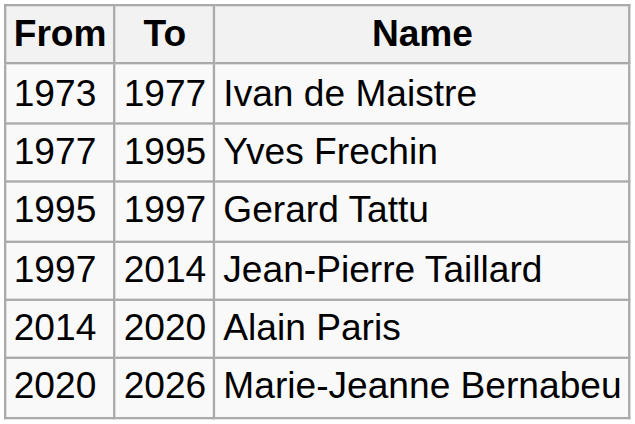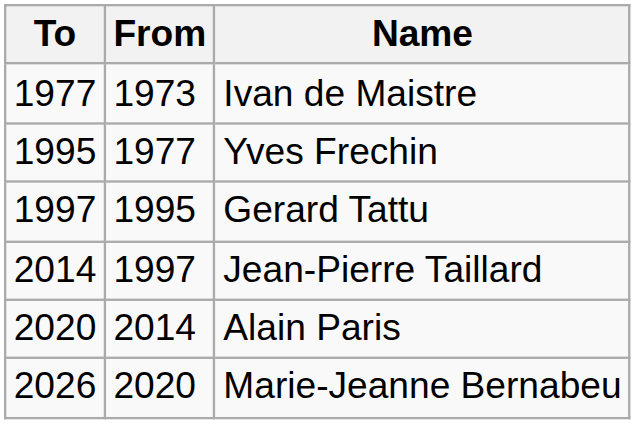columns swapped: (60, 33) <-> (165, 33)
